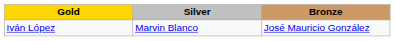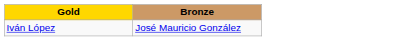- column: (197, 12)
